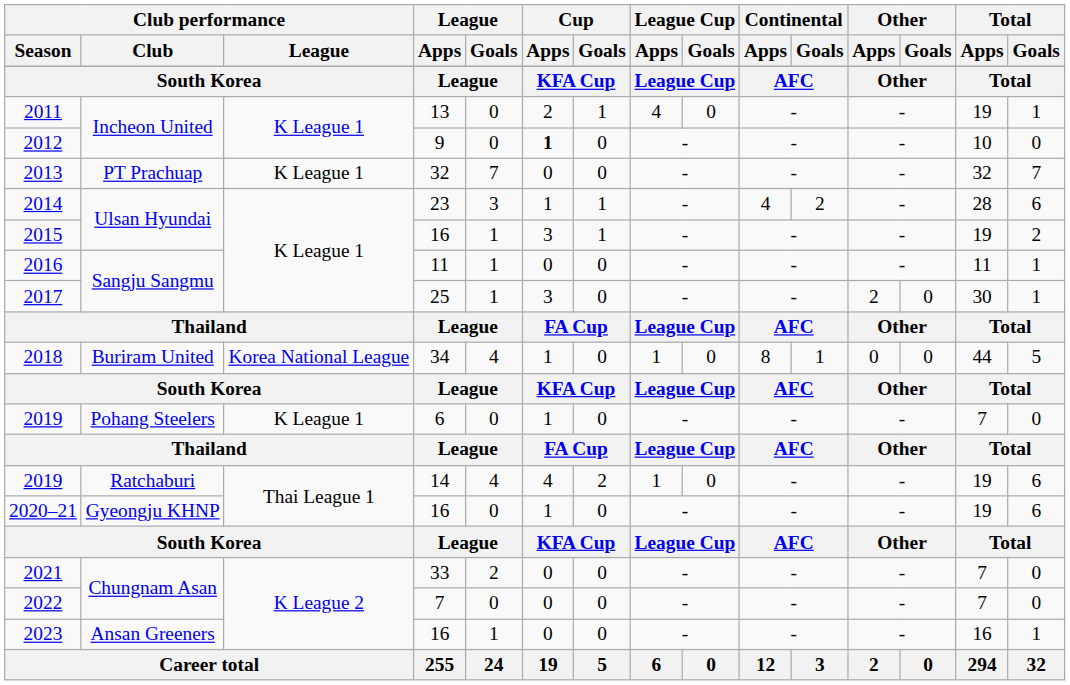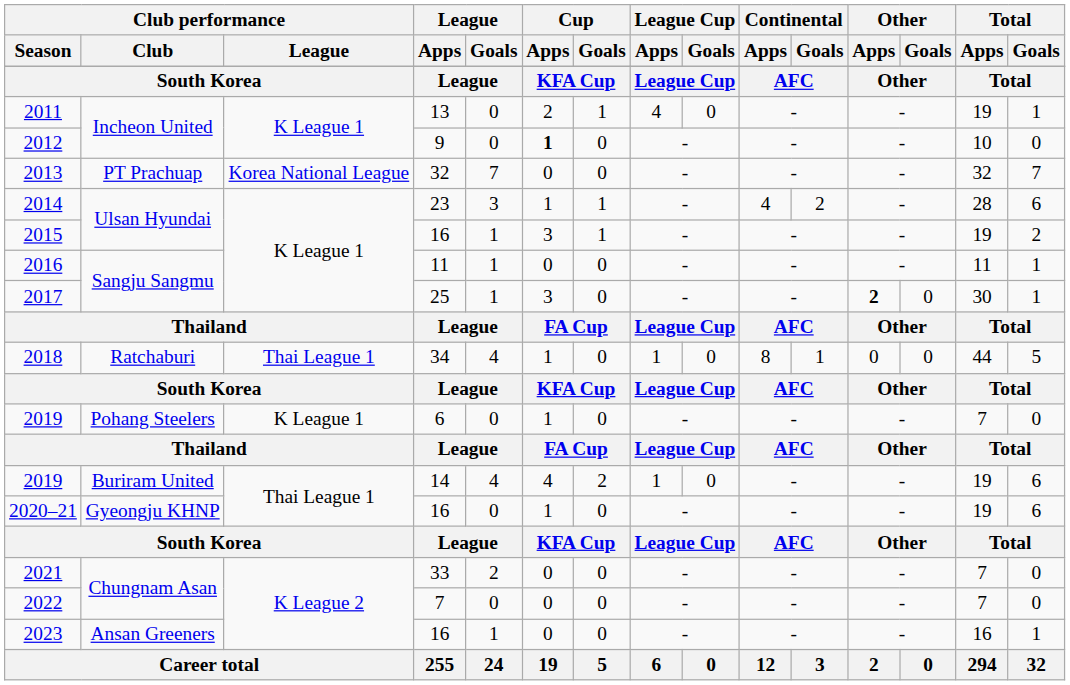(319, 173) K League 1 -> (319, 173) Korea National League
(874, 296) normal -> (874, 296) bold
(153, 357) Buriram United -> (153, 357) Ratchaburi
(319, 357) Korea National League -> (319, 357) Thai League 1
(153, 480) Ratchaburi -> (153, 480) Buriram United
